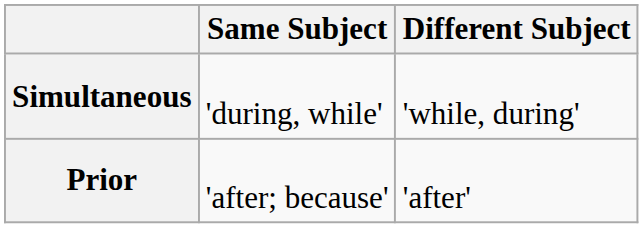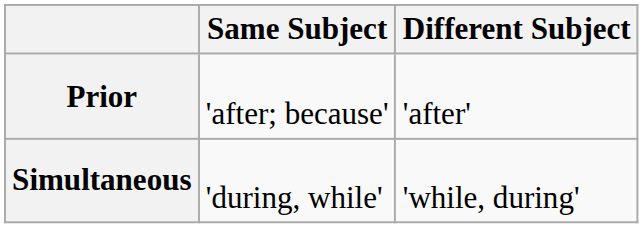rows swapped: (102, 179) <-> (102, 95)
